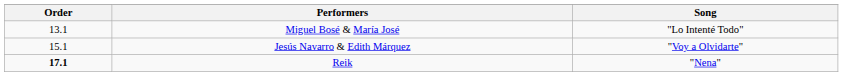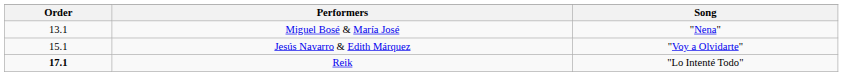(705, 29) "Lo Intenté Todo" -> (705, 29) "Nena"
(705, 63) "Nena" -> (705, 63) "Lo Intenté Todo"
